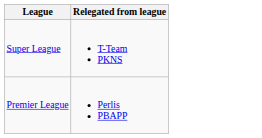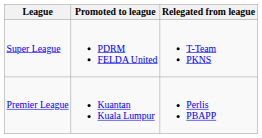+ column: (115, 12)
